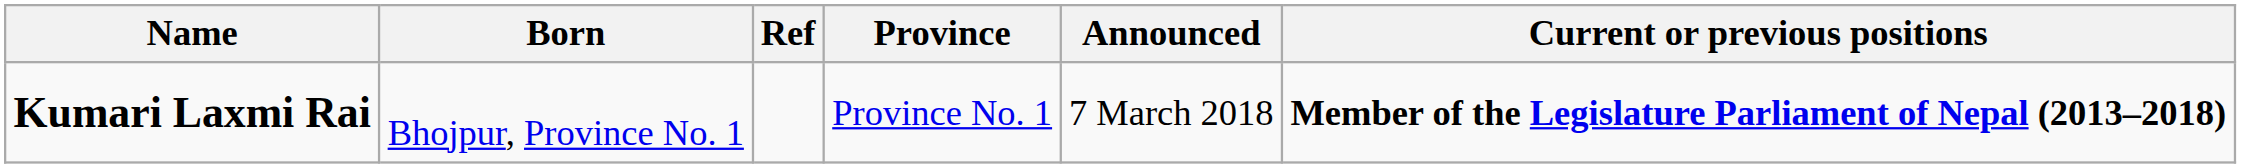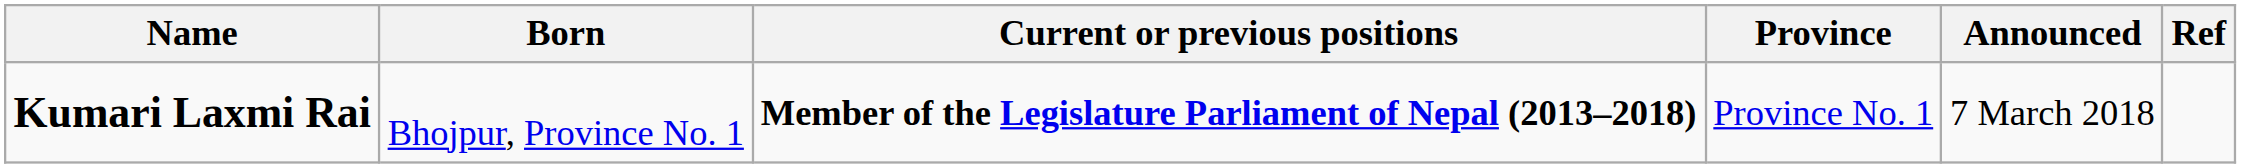columns swapped: (1758, 33) <-> (788, 33)
